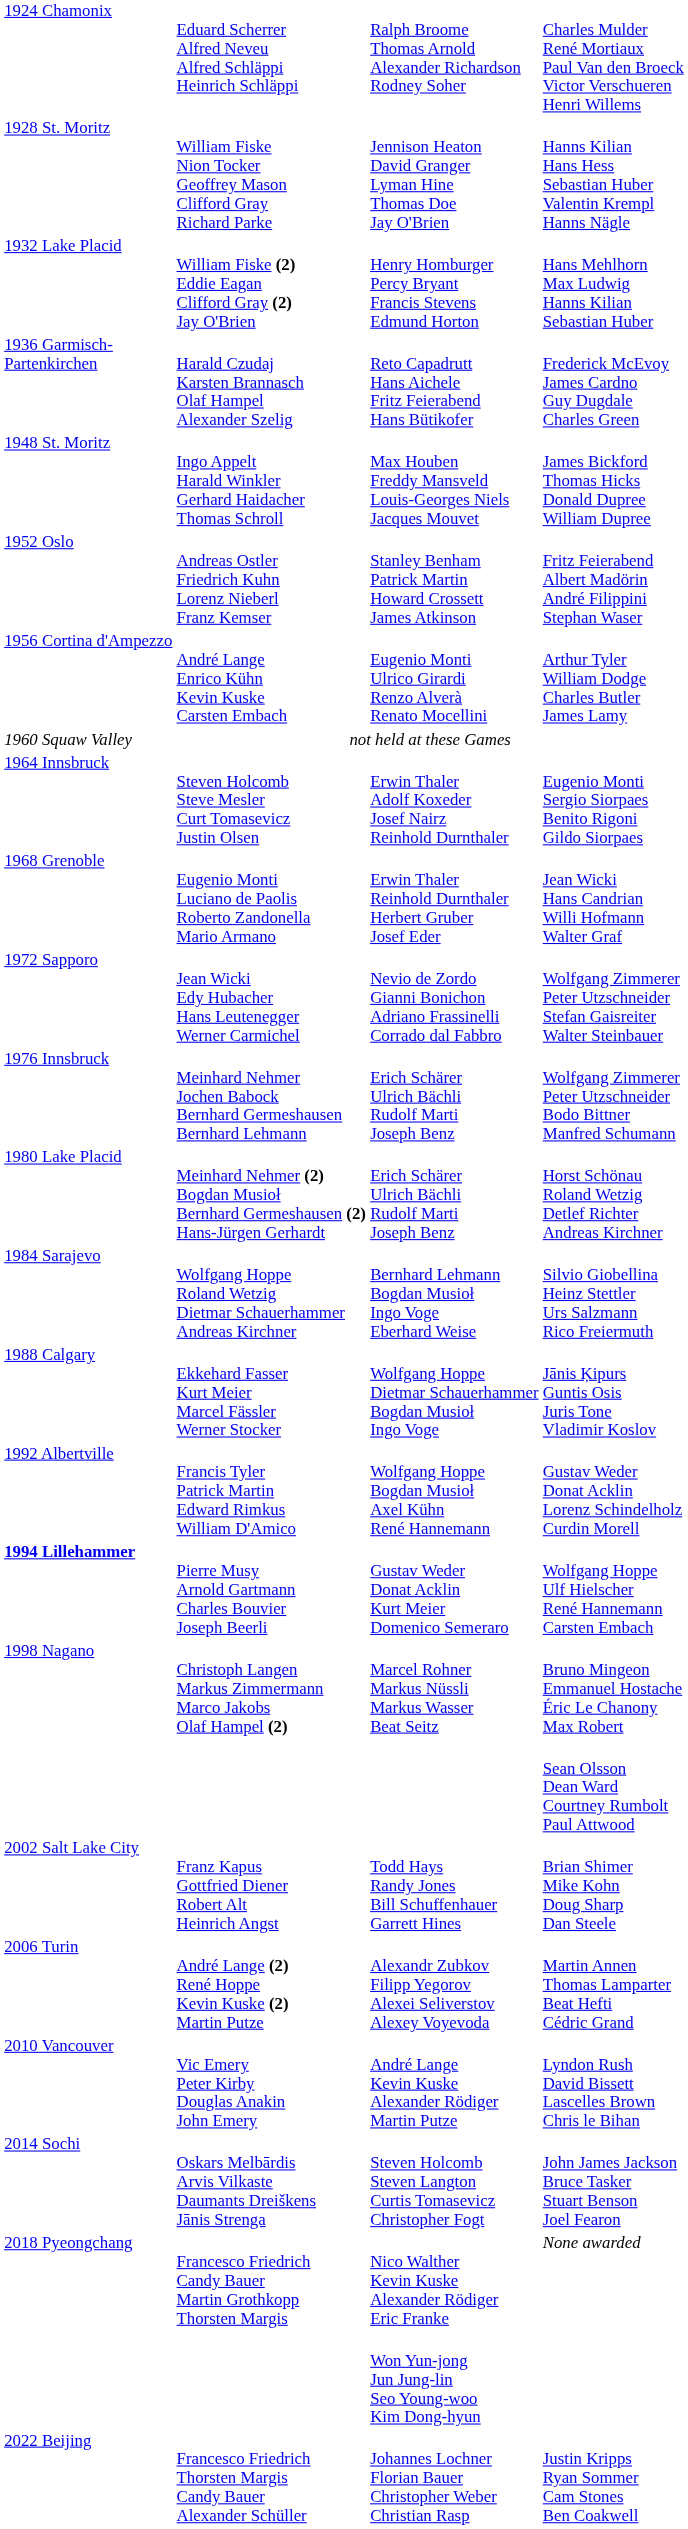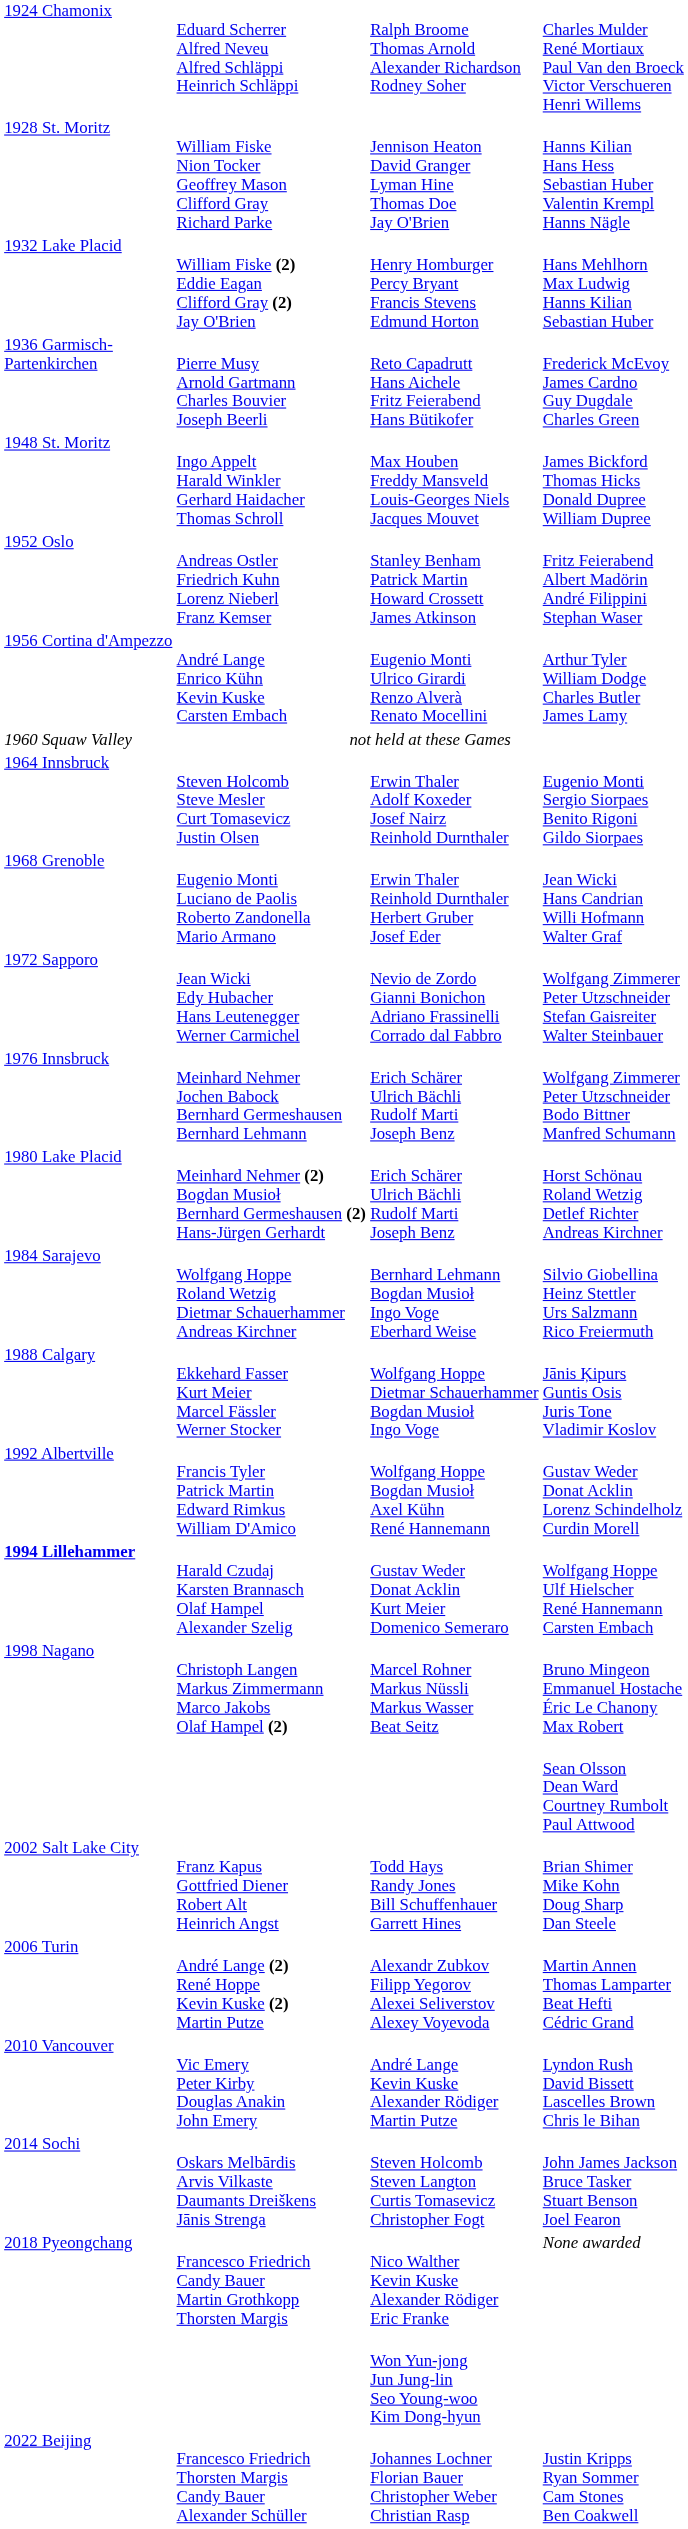(240, 391) Harald Czudaj Karsten Brannasch Olaf Hampel Alexander Szelig -> (236, 391) Pierre Musy Arnold Gartmann Charles Bouvier Joseph Beerli
(236, 1599) Pierre Musy Arnold Gartmann Charles Bouvier Joseph Beerli -> (240, 1599) Harald Czudaj Karsten Brannasch Olaf Hampel Alexander Szelig
